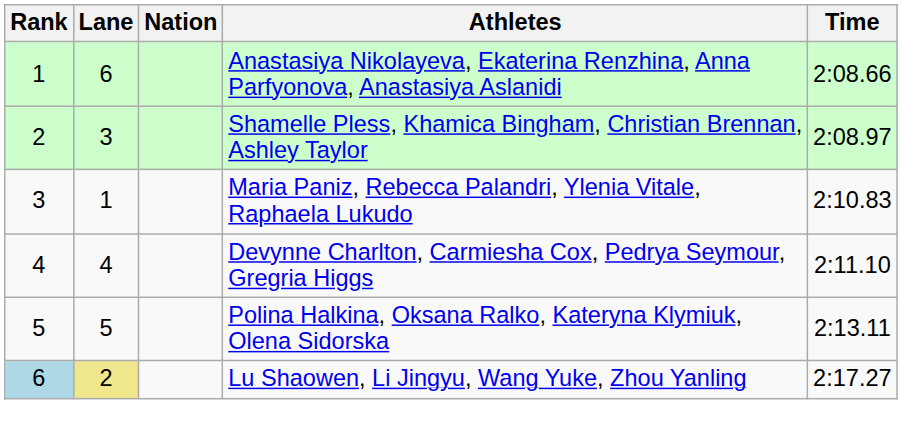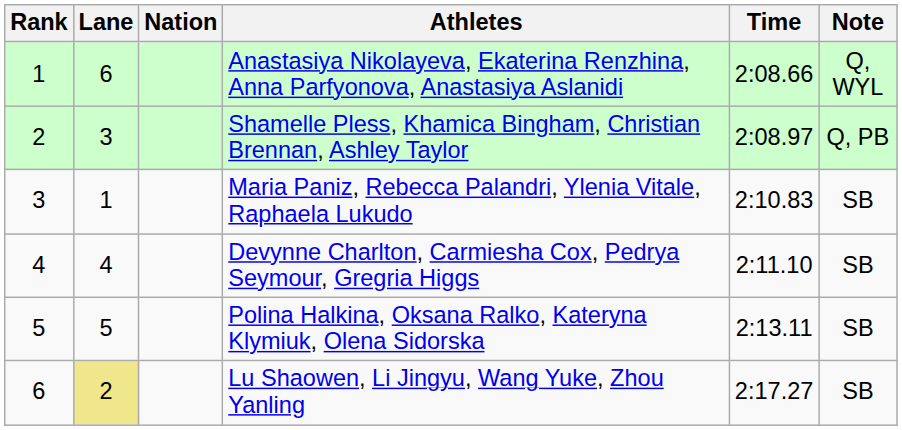+ column: (858, 23)
(39, 379) lightblue background -> (39, 392) no background
